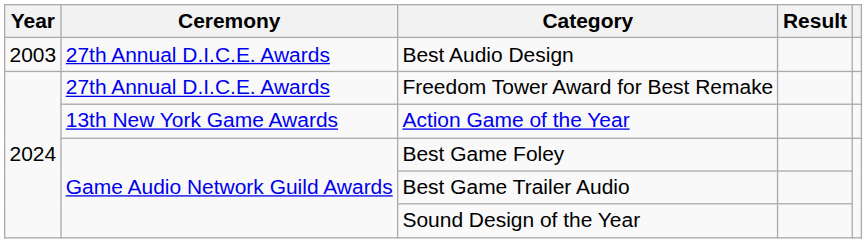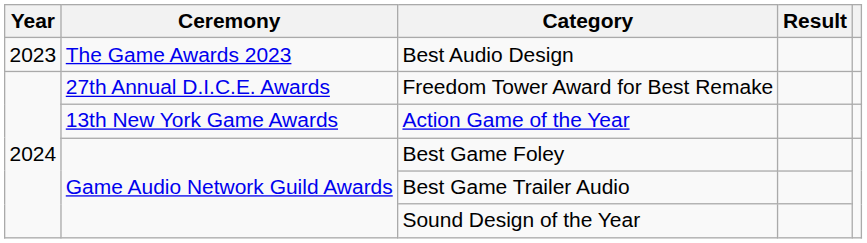(33, 54) 2003 -> (33, 54) 2023
(198, 54) 27th Annual D.I.C.E. Awards -> (179, 54) The Game Awards 2023
